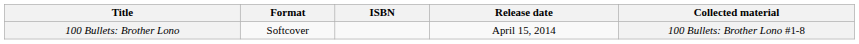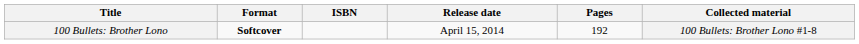+ column: (599, 13)
(288, 30) normal -> (259, 30) bold
